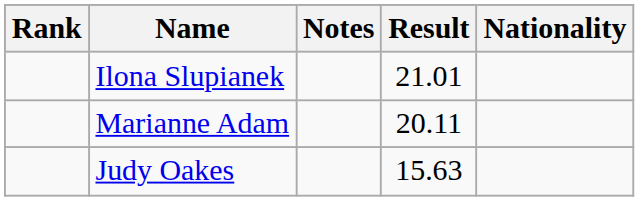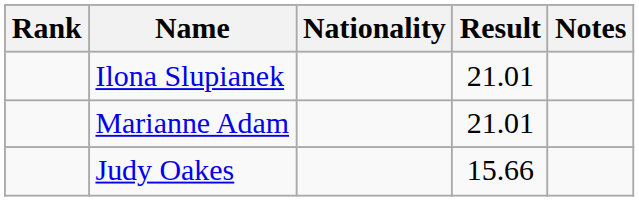columns swapped: (555, 28) <-> (339, 28)
(429, 123) 20.11 -> (500, 123) 21.01
(429, 170) 15.63 -> (500, 170) 15.66
